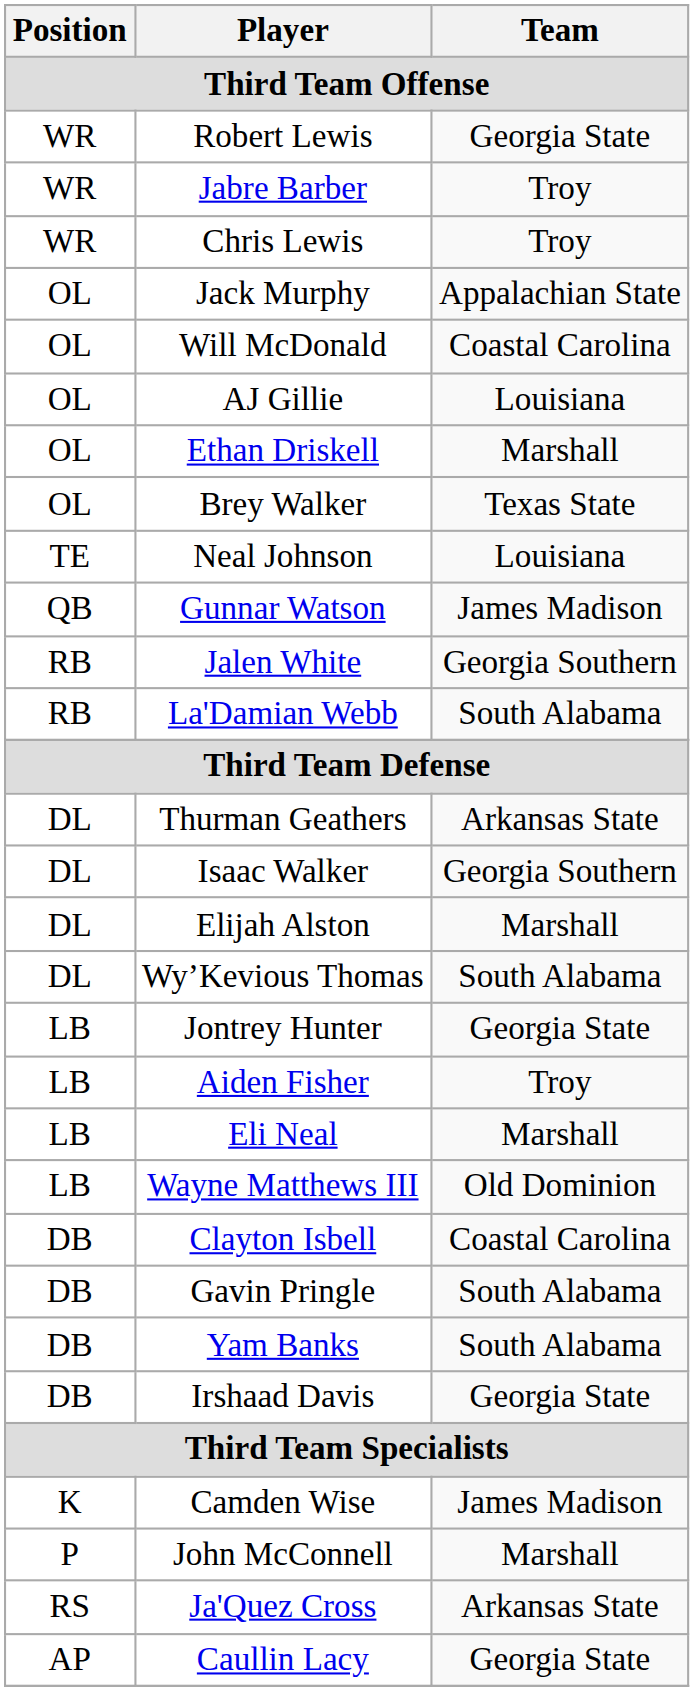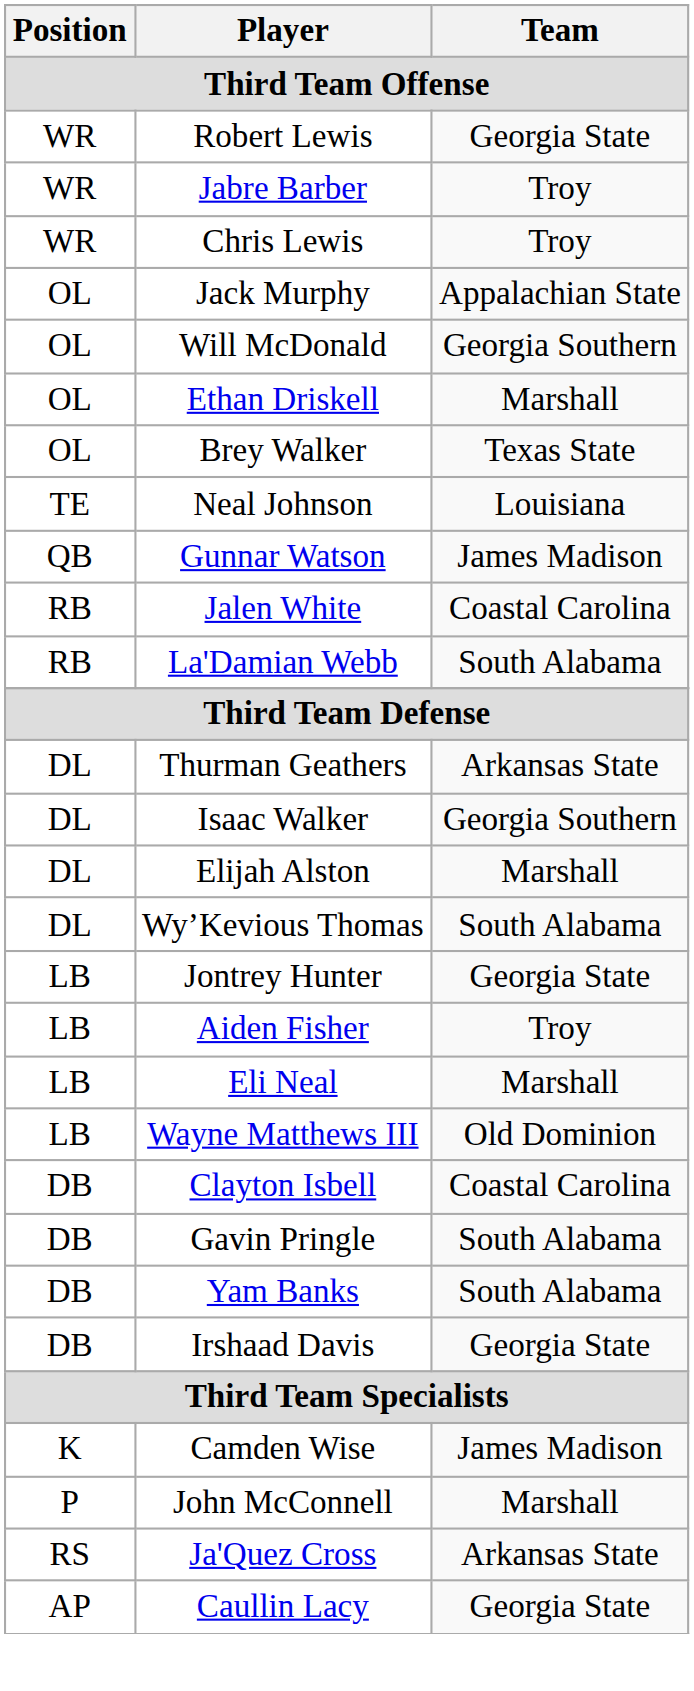(560, 345) Coastal Carolina -> (560, 345) Georgia Southern
- row: (283, 398)
(560, 661) Georgia Southern -> (560, 608) Coastal Carolina
